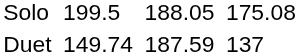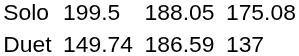(179, 44) 187.59 -> (179, 44) 186.59
